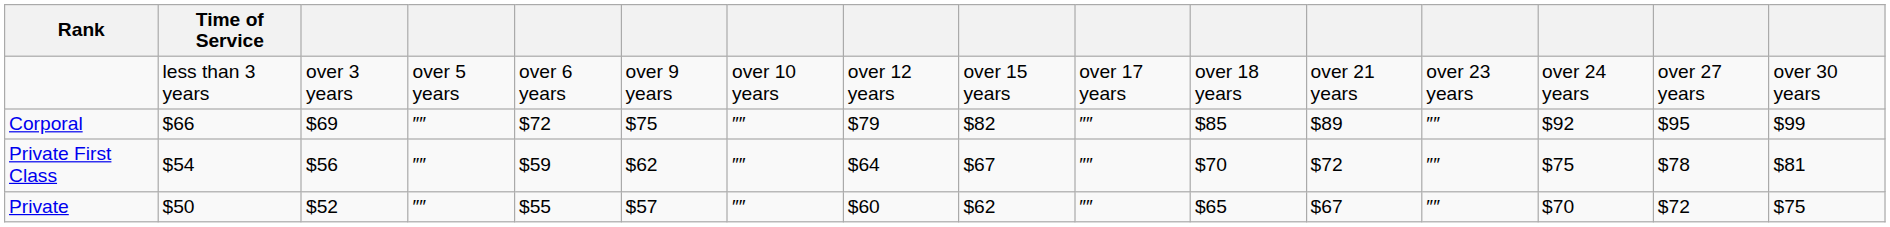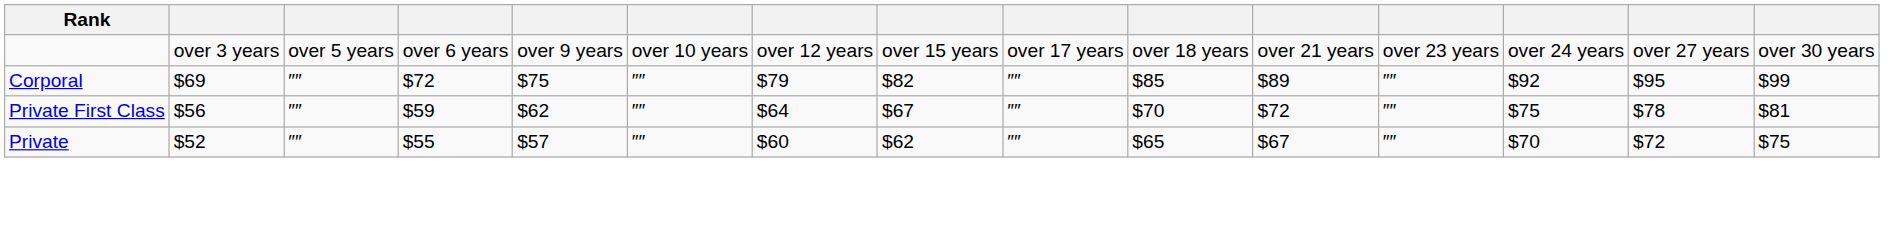- column: (230, 30)
